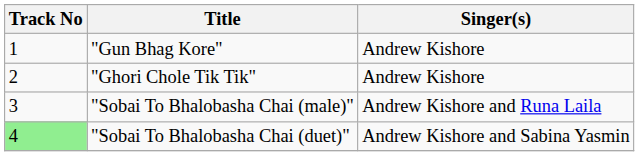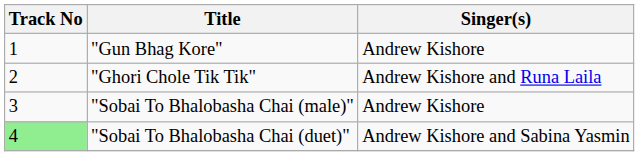(423, 77) Andrew Kishore -> (482, 77) Andrew Kishore and Runa Laila
(482, 106) Andrew Kishore and Runa Laila -> (423, 106) Andrew Kishore
